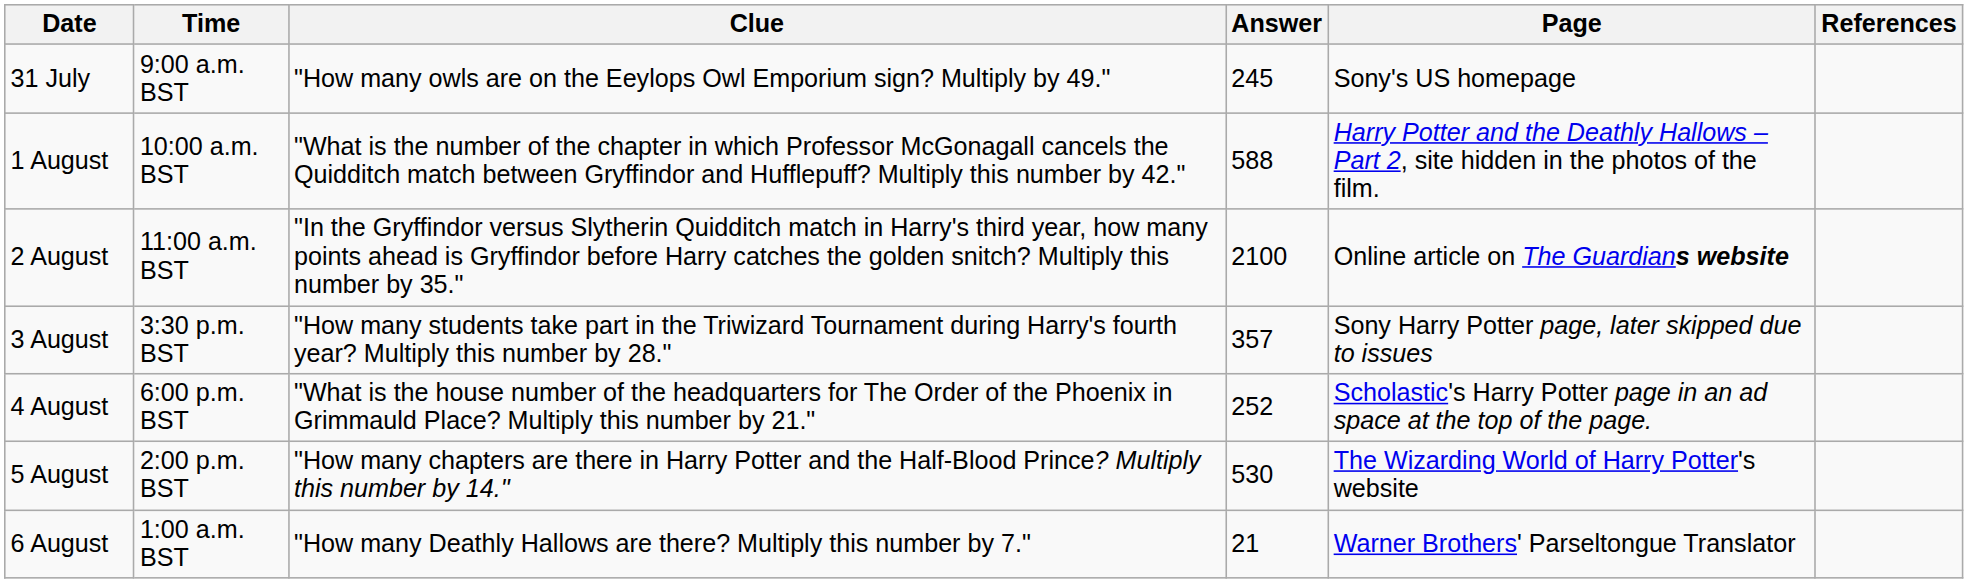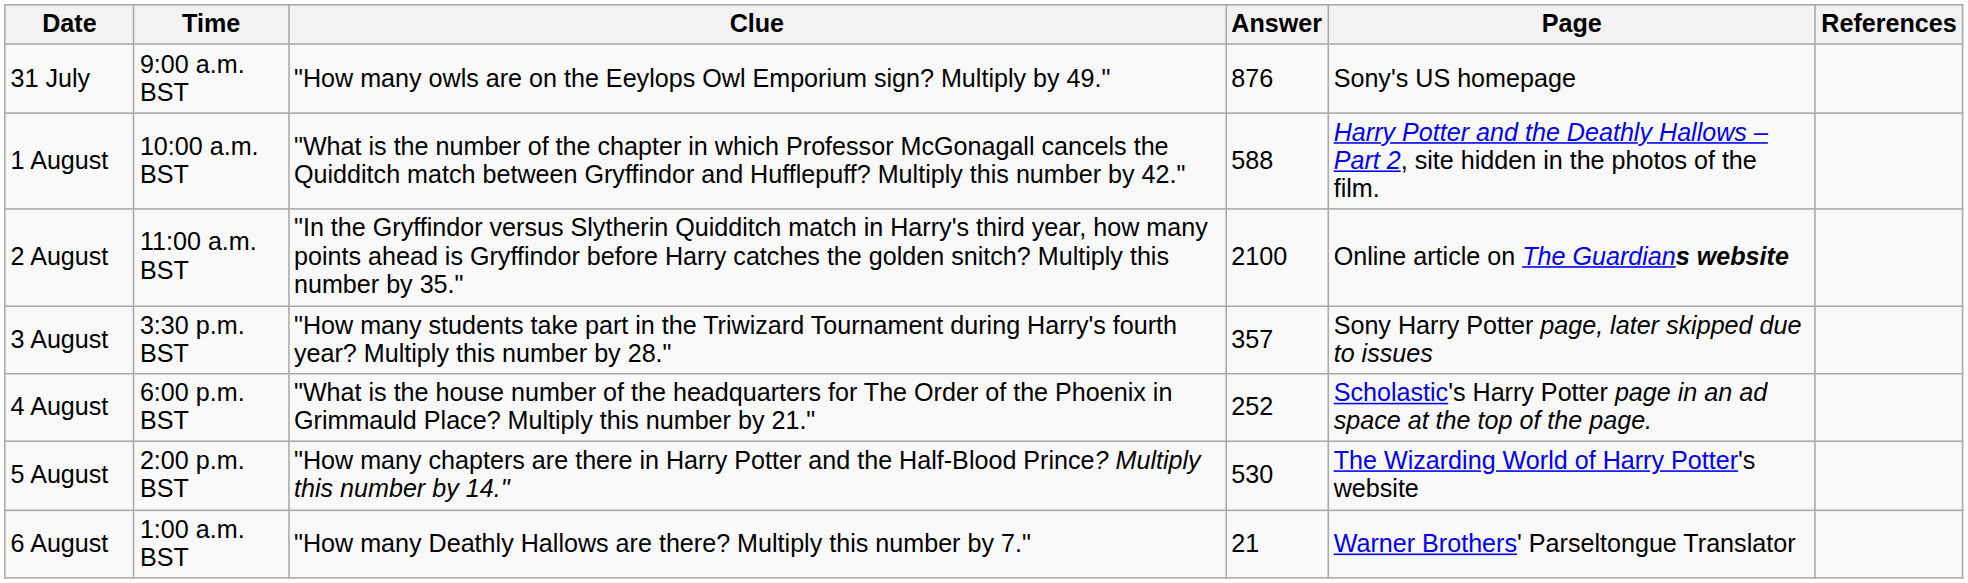(1252, 78) 245 -> (1252, 78) 876
